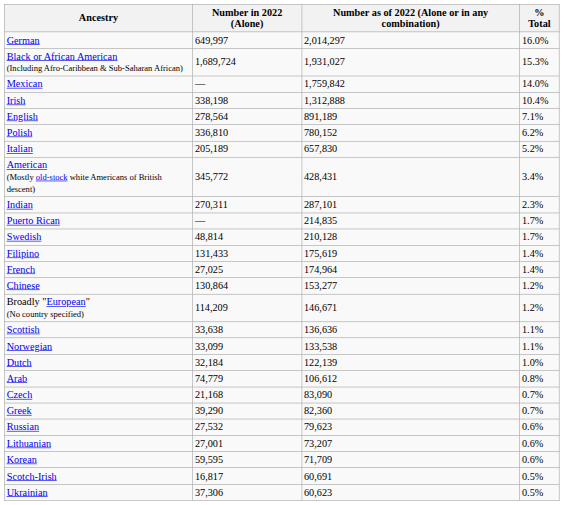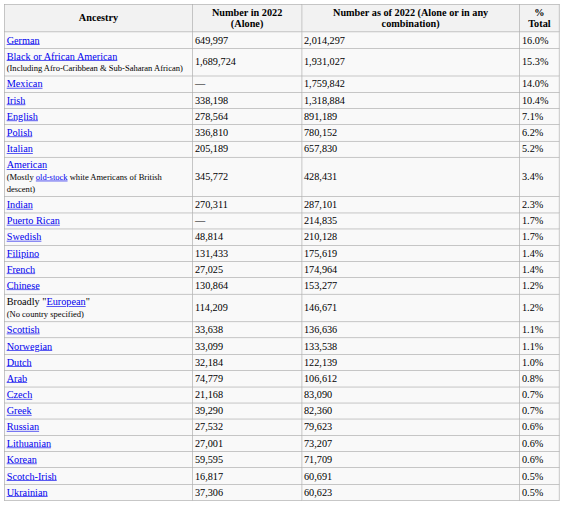(324, 100) 1,312,888 -> (324, 100) 1,318,884
